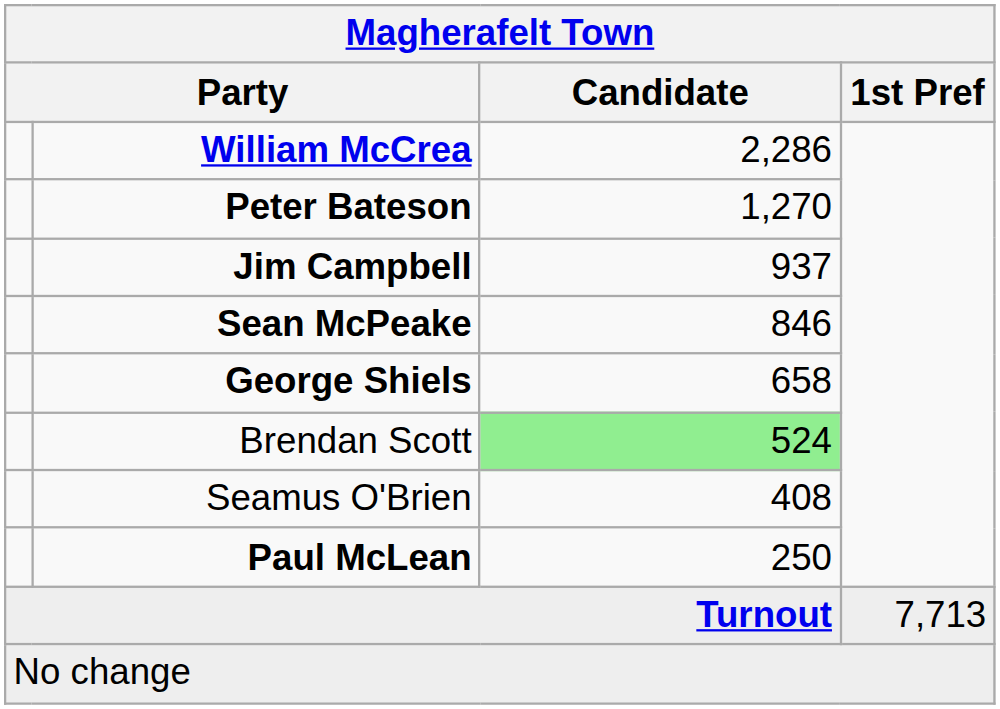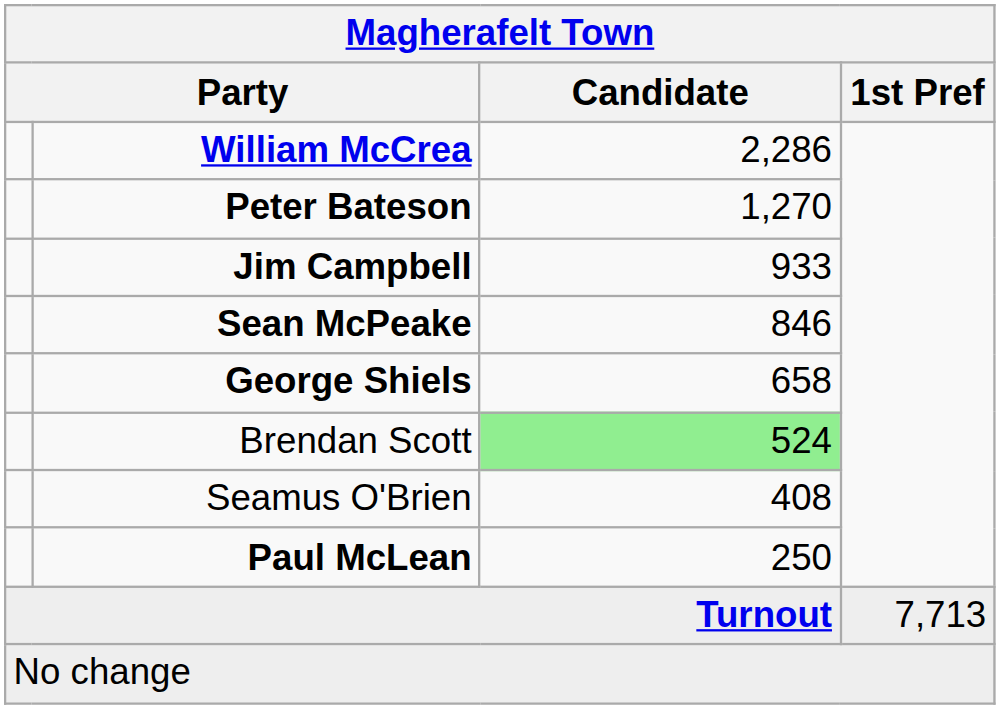(801, 265) 937 -> (801, 265) 933
